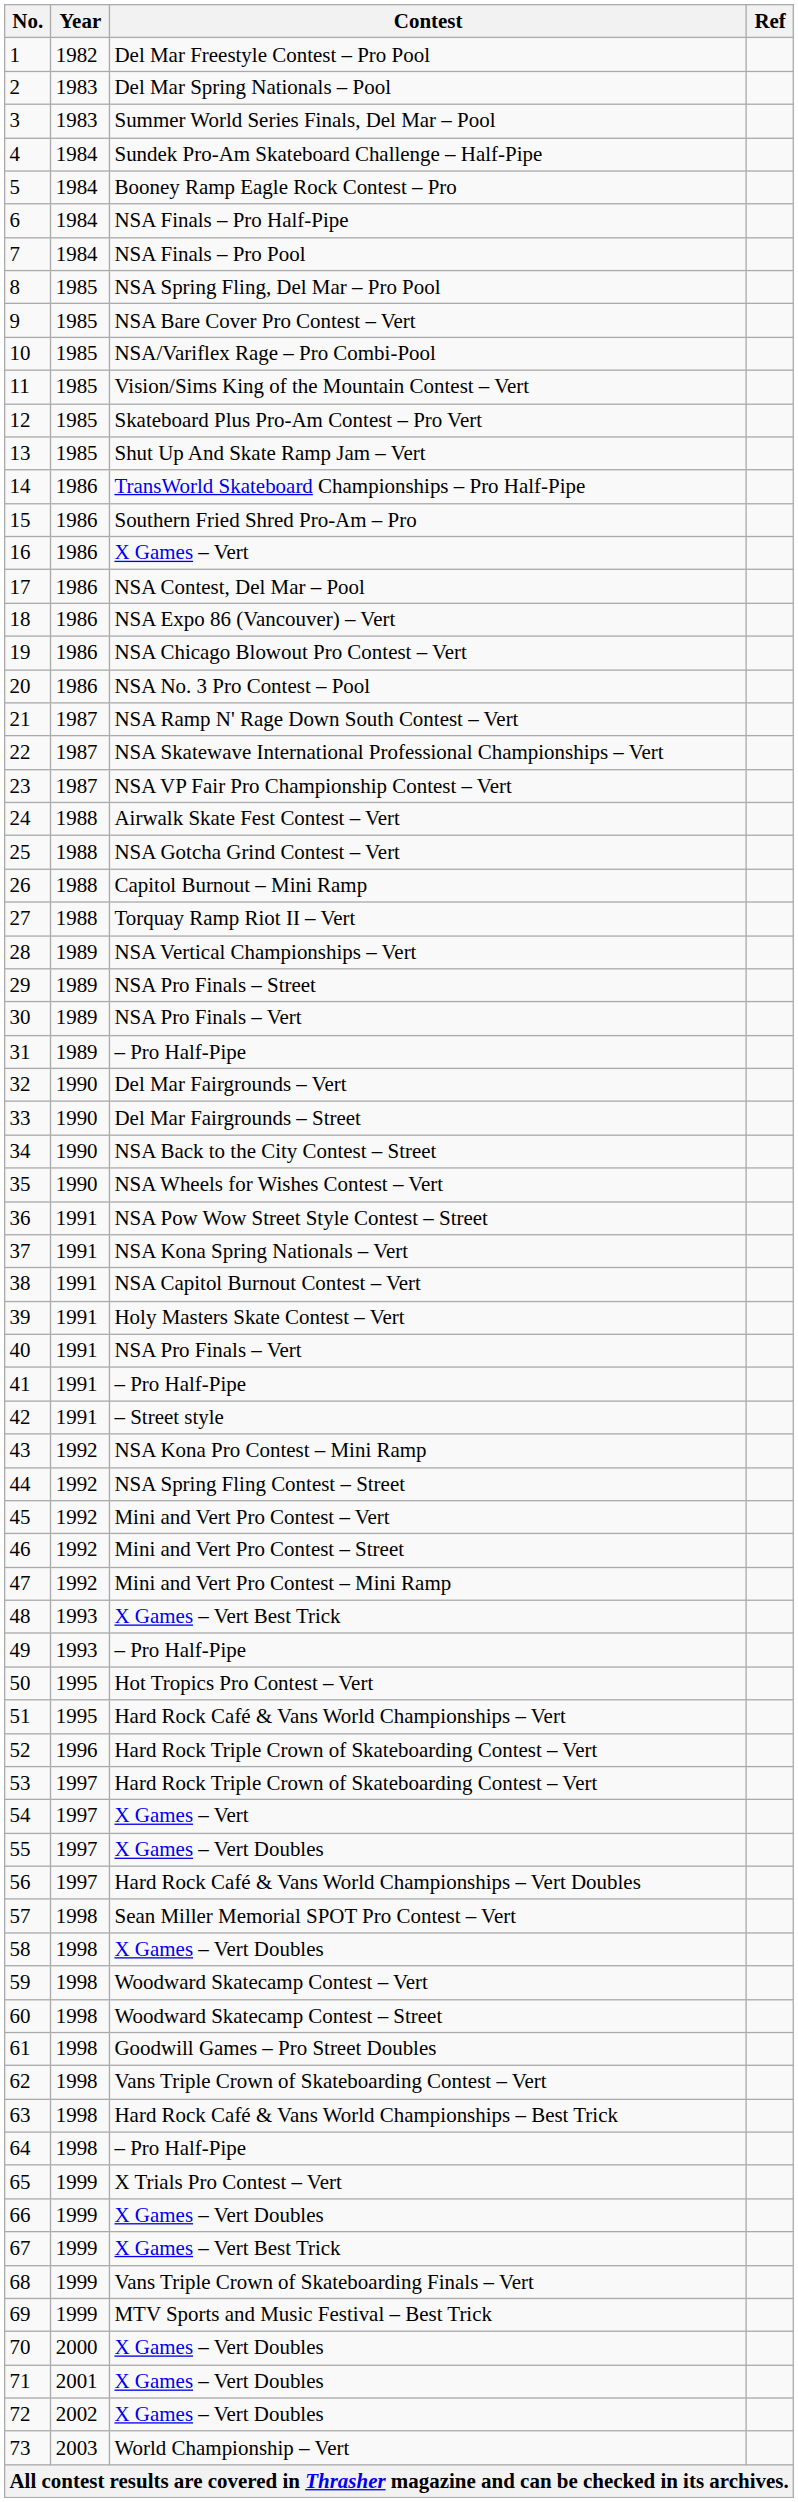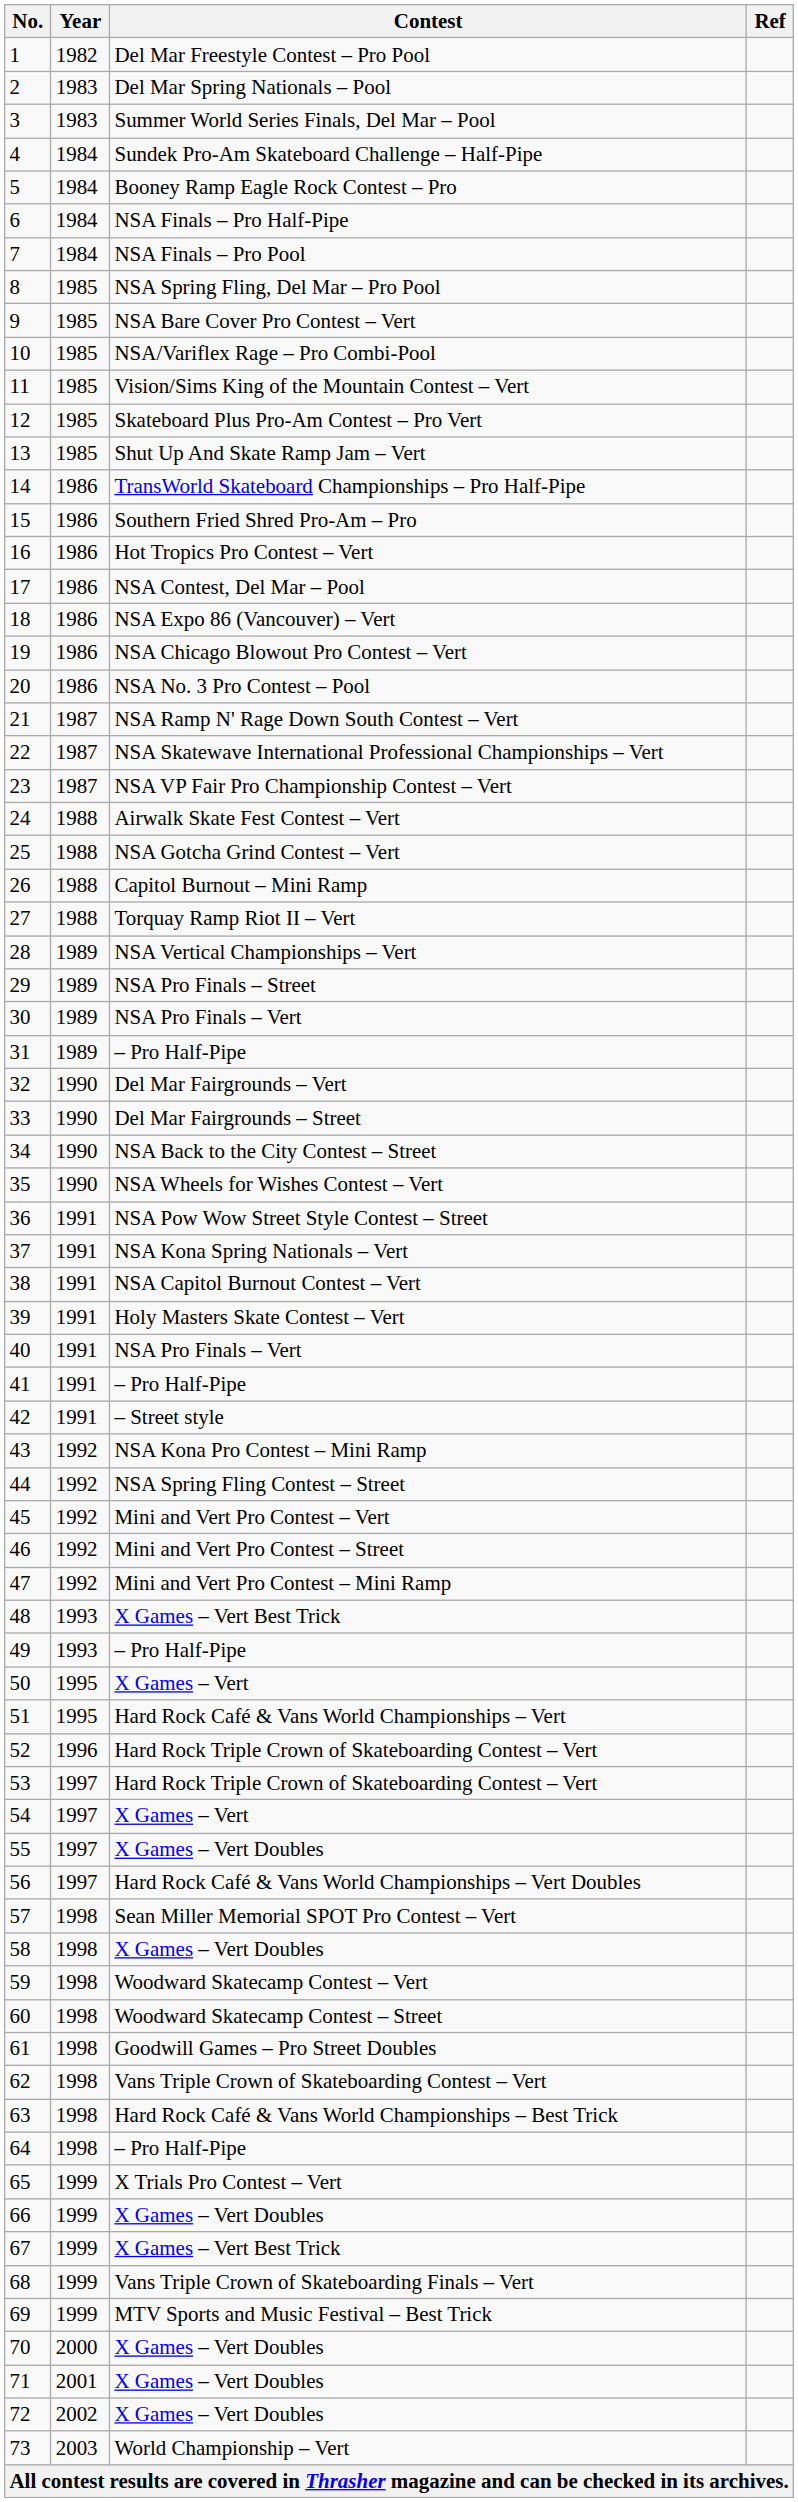(182, 552) X Games – Vert -> (244, 552) Hot Tropics Pro Contest – Vert
(244, 1683) Hot Tropics Pro Contest – Vert -> (182, 1683) X Games – Vert
